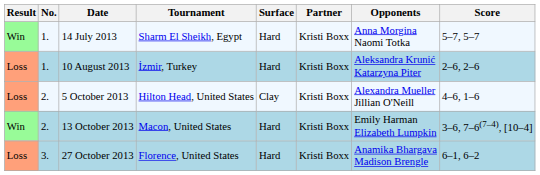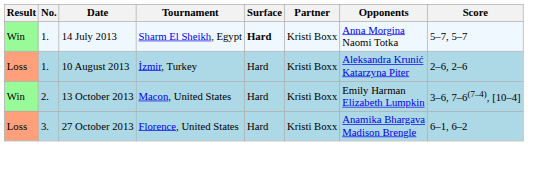(270, 36) normal -> (259, 36) bold
- row: (95, 95)
